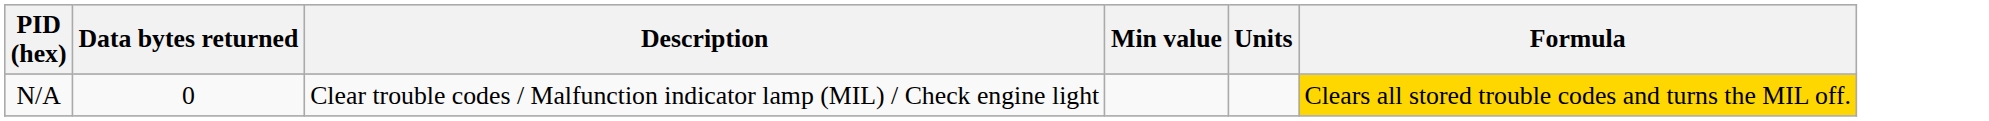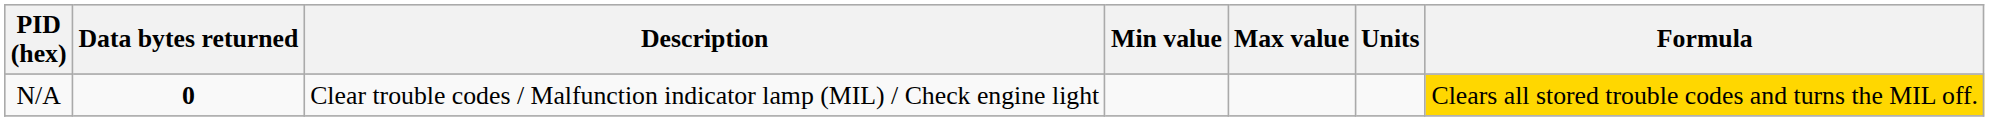+ column: (1291, 39)
(188, 94) normal -> (188, 94) bold
